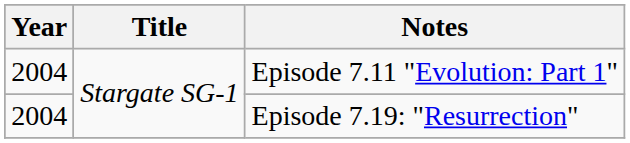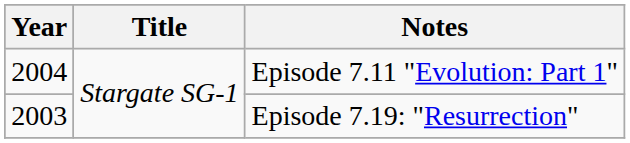(39, 115) 2004 -> (39, 115) 2003
